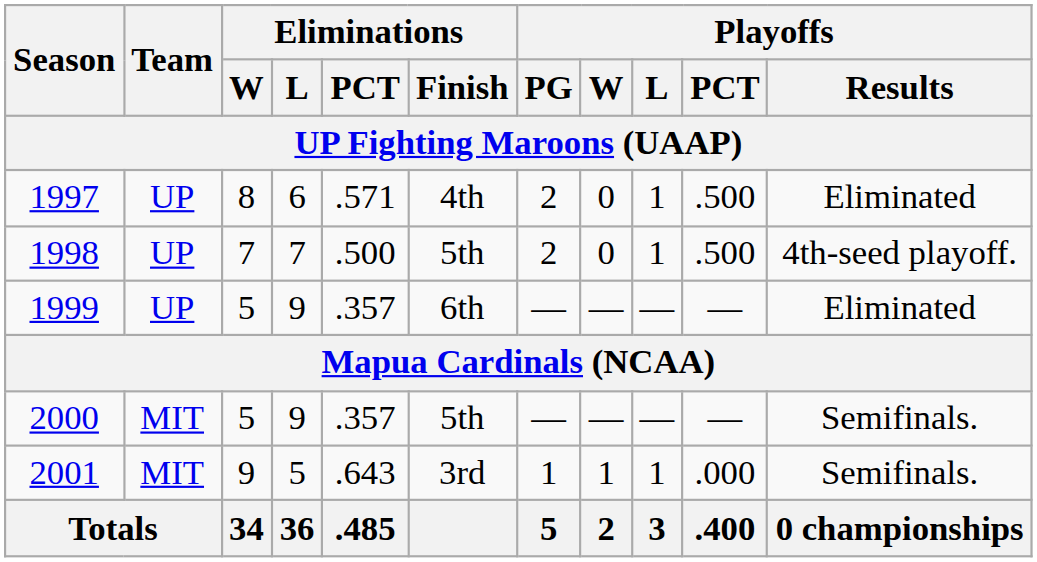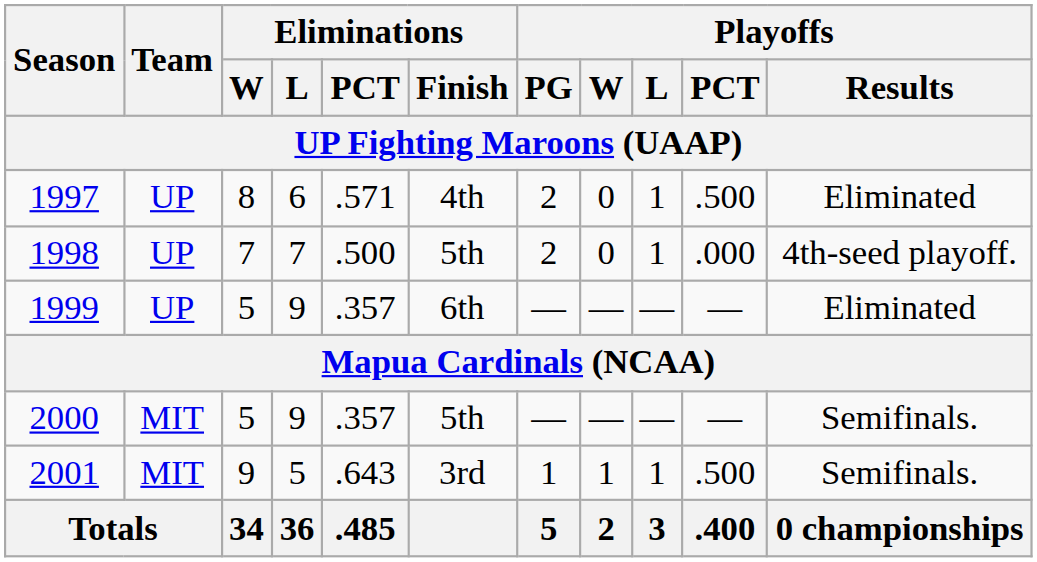(725, 252) .500 -> (725, 252) .000
(725, 472) .000 -> (725, 472) .500
